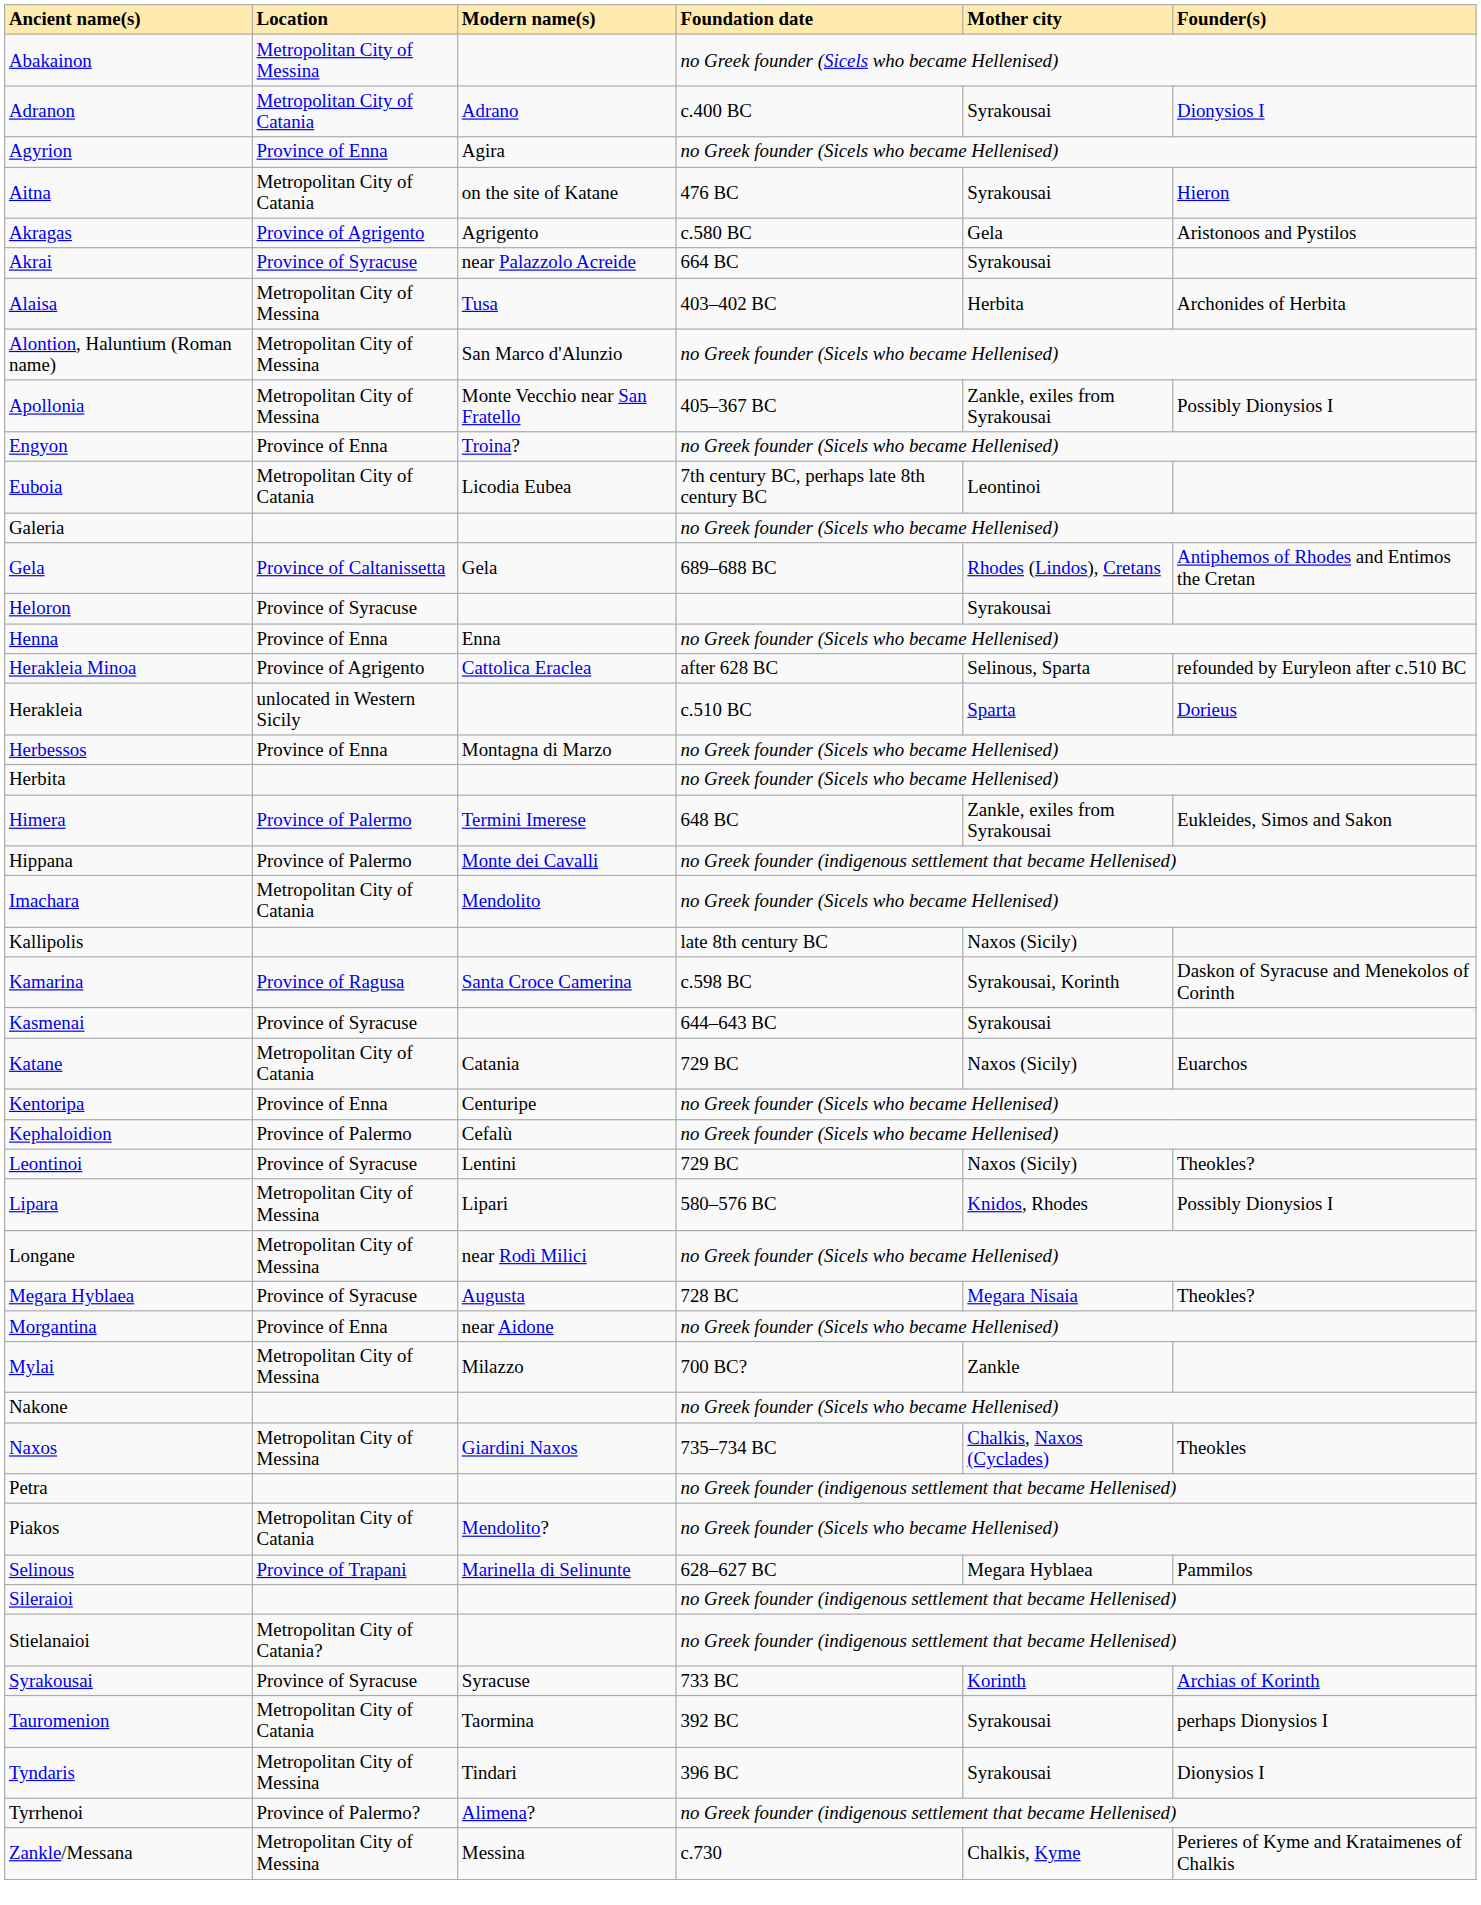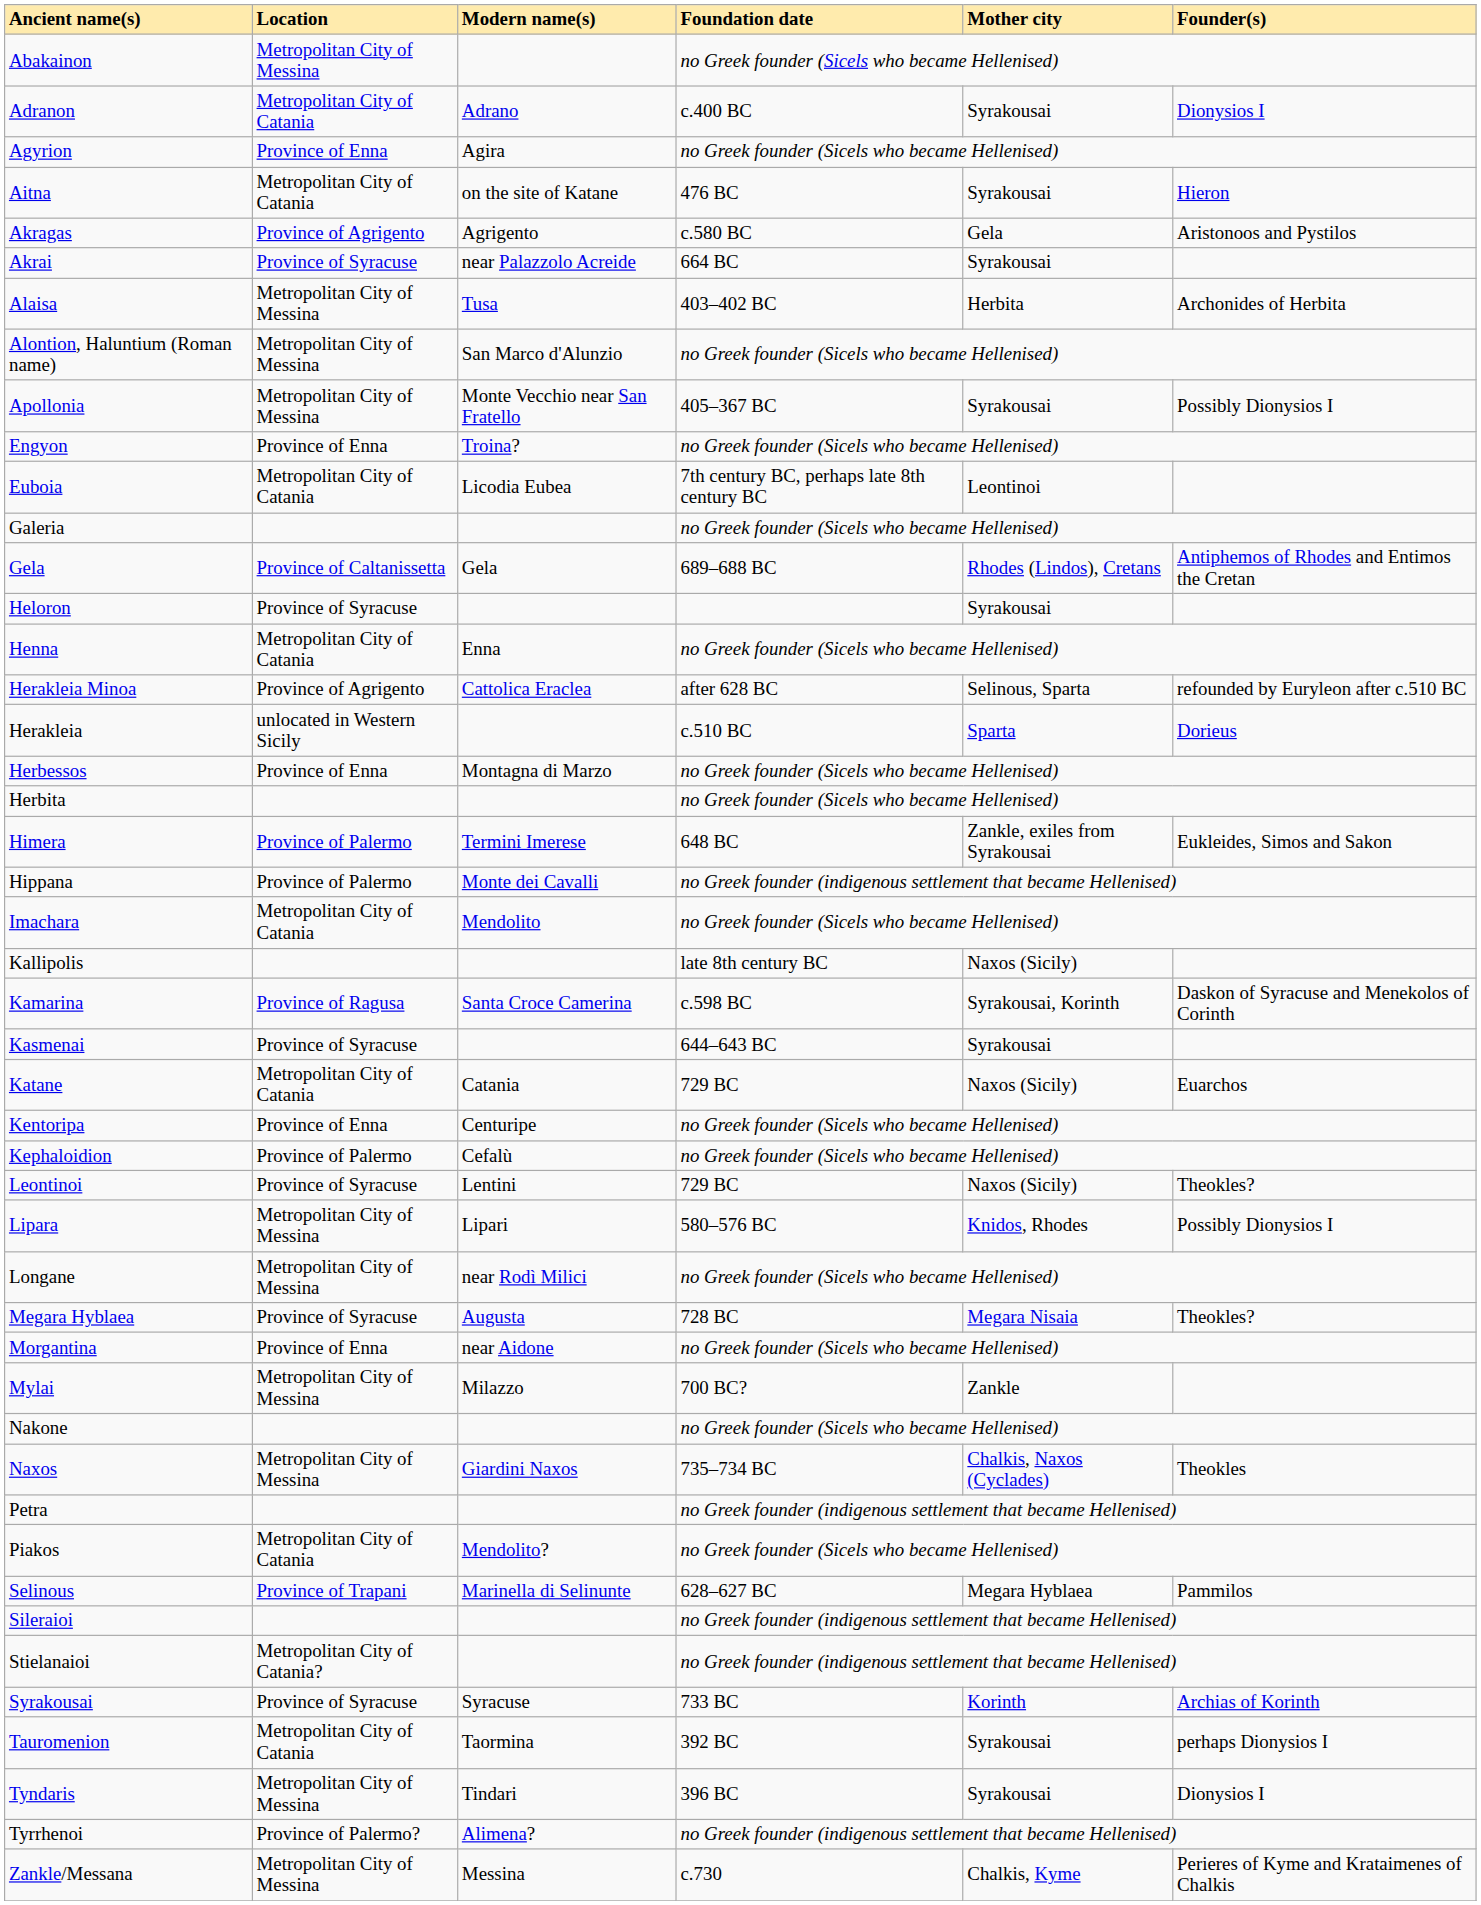(1041, 405) Zankle, exiles from Syrakousai -> (1009, 405) Syrakousai
(322, 638) Province of Enna -> (335, 649) Metropolitan City of Catania
